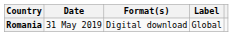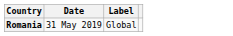- column: (147, 11)
